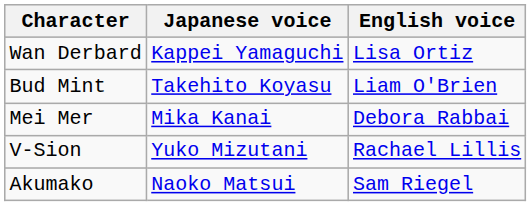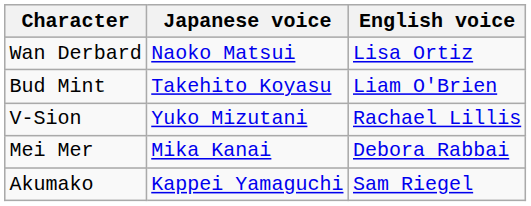(247, 54) Kappei Yamaguchi -> (223, 54) Naoko Matsui
rows swapped: (52, 119) <-> (46, 152)
(223, 184) Naoko Matsui -> (247, 184) Kappei Yamaguchi
